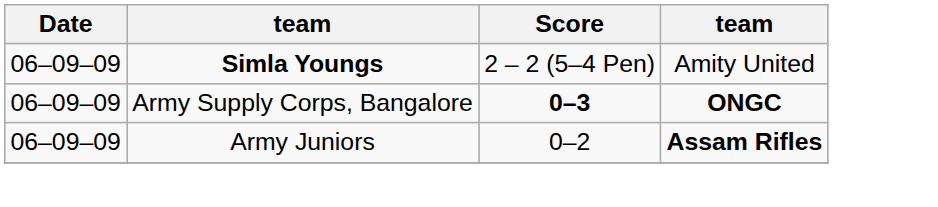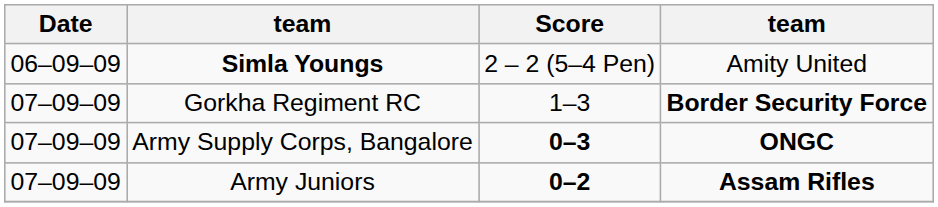+ row: (302, 102)
(66, 102) 06–09–09 -> (66, 142) 07–09–09
(66, 142) 06–09–09 -> (66, 181) 07–09–09
(570, 142) normal -> (570, 181) bold
